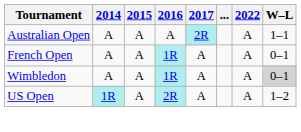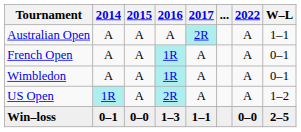(280, 75) lightgrey background -> (280, 75) no background
+ row: (32, 116)
